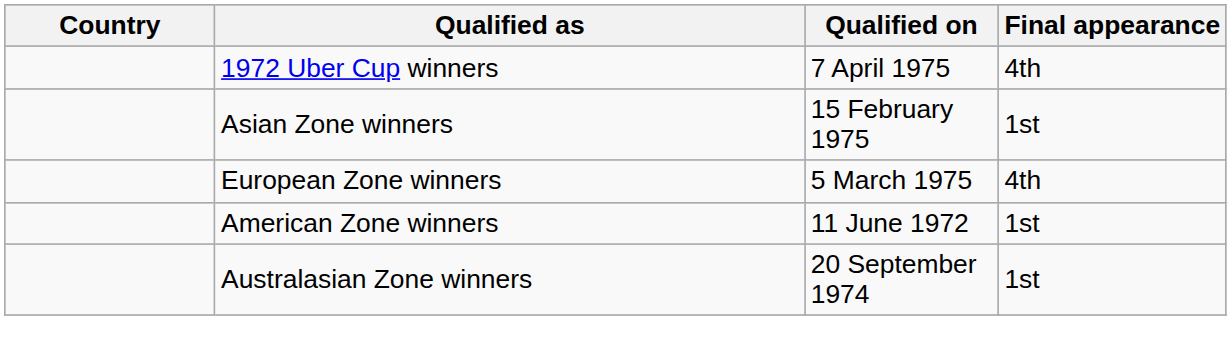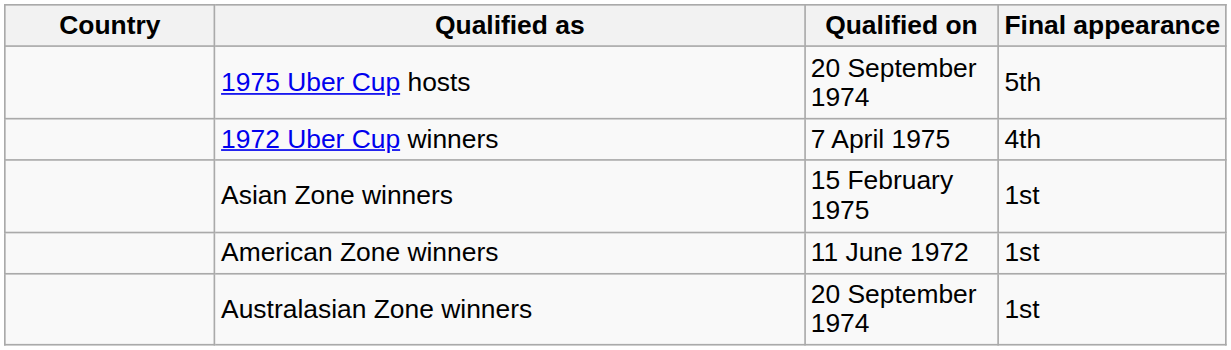+ row: (346, 82)
- row: (361, 180)
